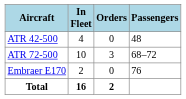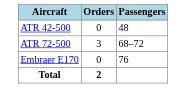- column: (81, 18)
